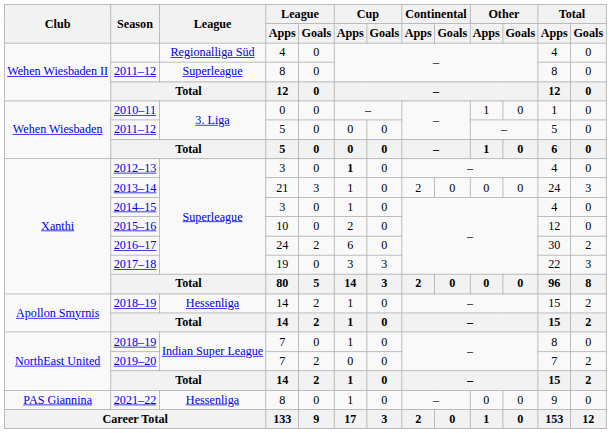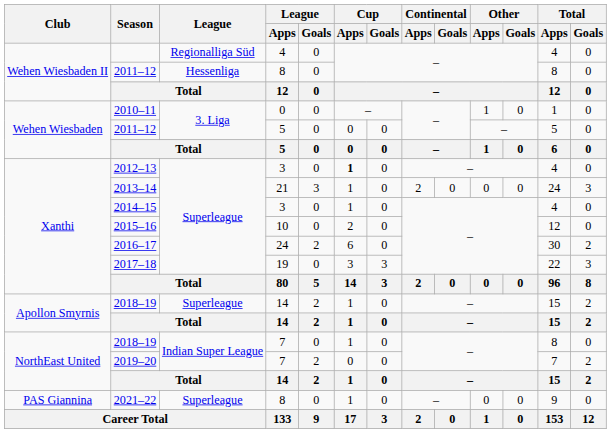(213, 71) Superleague -> (213, 71) Hessenliga
(213, 303) Hessenliga -> (213, 303) Superleague
(213, 399) Hessenliga -> (213, 399) Superleague
